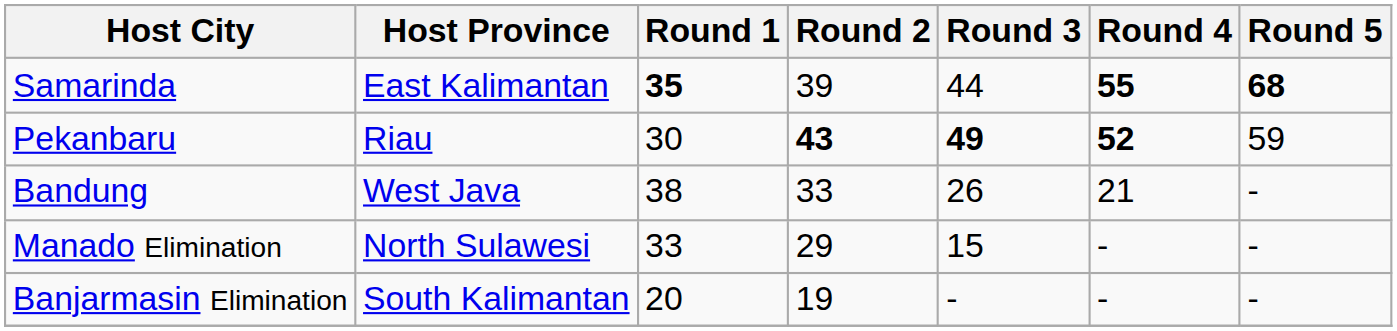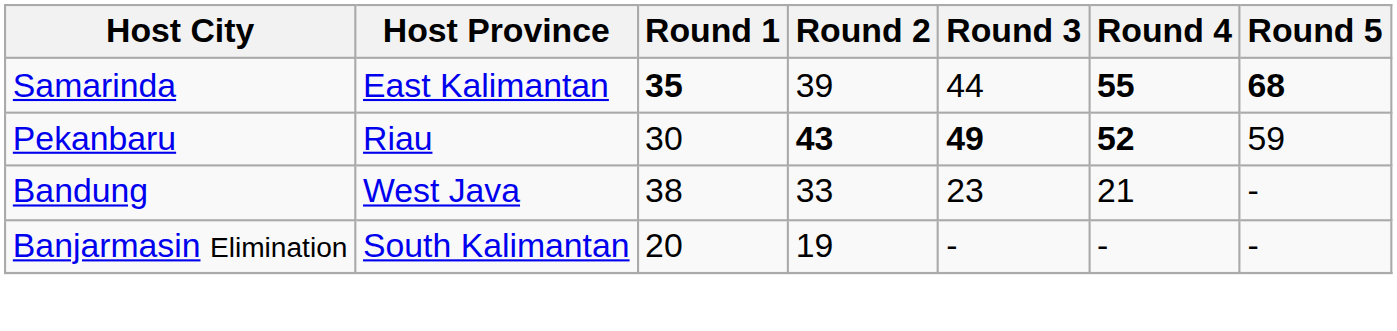(965, 191) 26 -> (965, 191) 23
- row: (147, 245)
